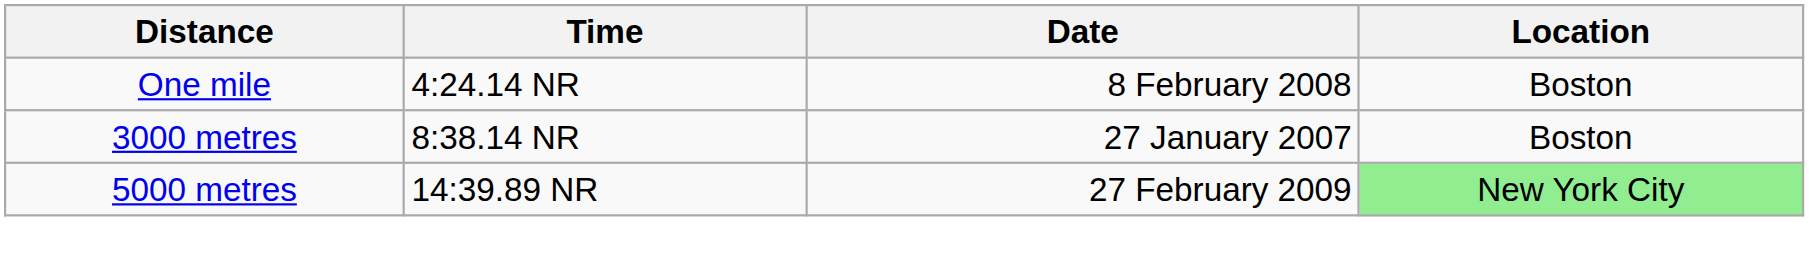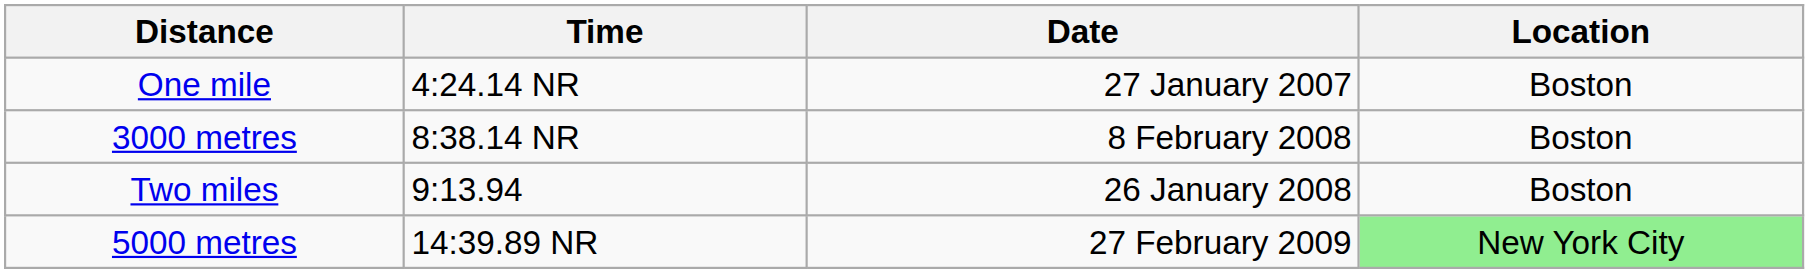(1230, 84) 8 February 2008 -> (1228, 84) 27 January 2007
(1228, 137) 27 January 2007 -> (1230, 137) 8 February 2008
+ row: (204, 190)
